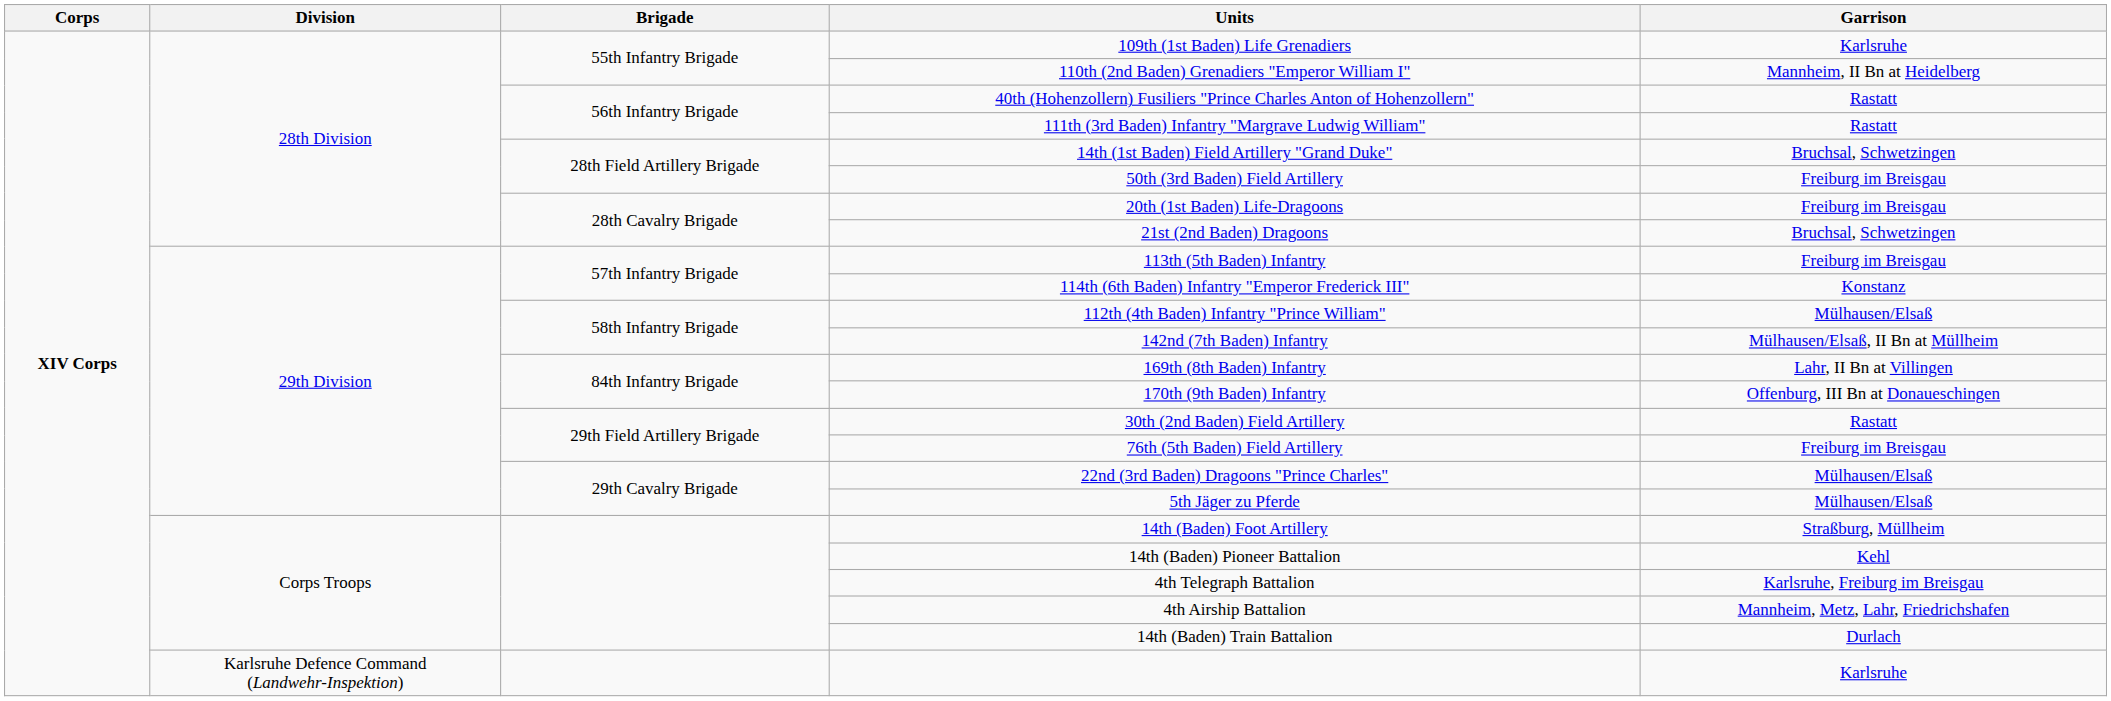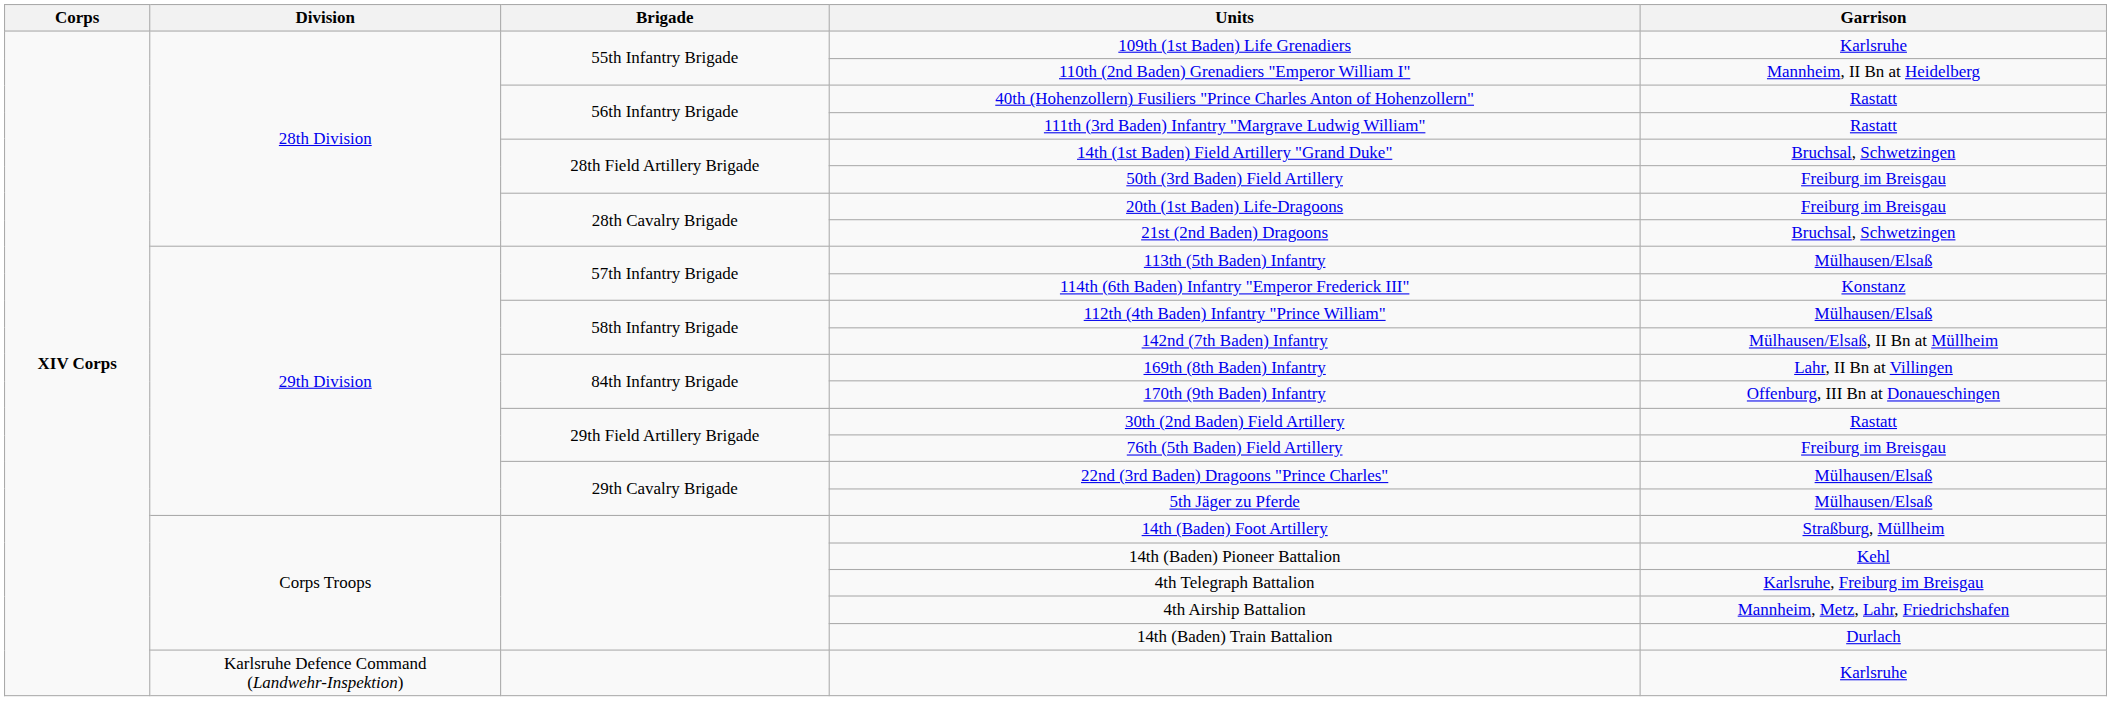(1873, 260) Freiburg im Breisgau -> (1873, 260) Mülhausen/Elsaß
